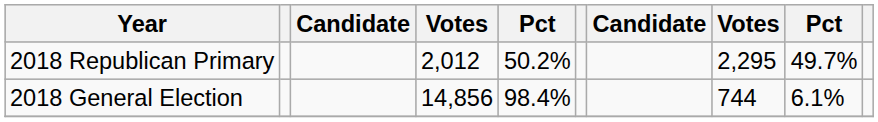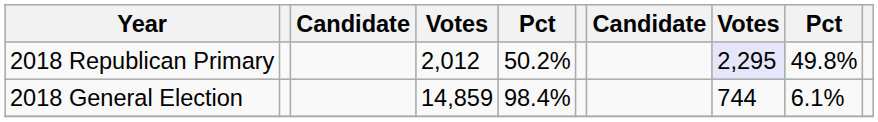(747, 61) no background -> (747, 61) lavender background
(824, 61) 49.7% -> (824, 61) 49.8%
(457, 98) 14,856 -> (457, 98) 14,859
